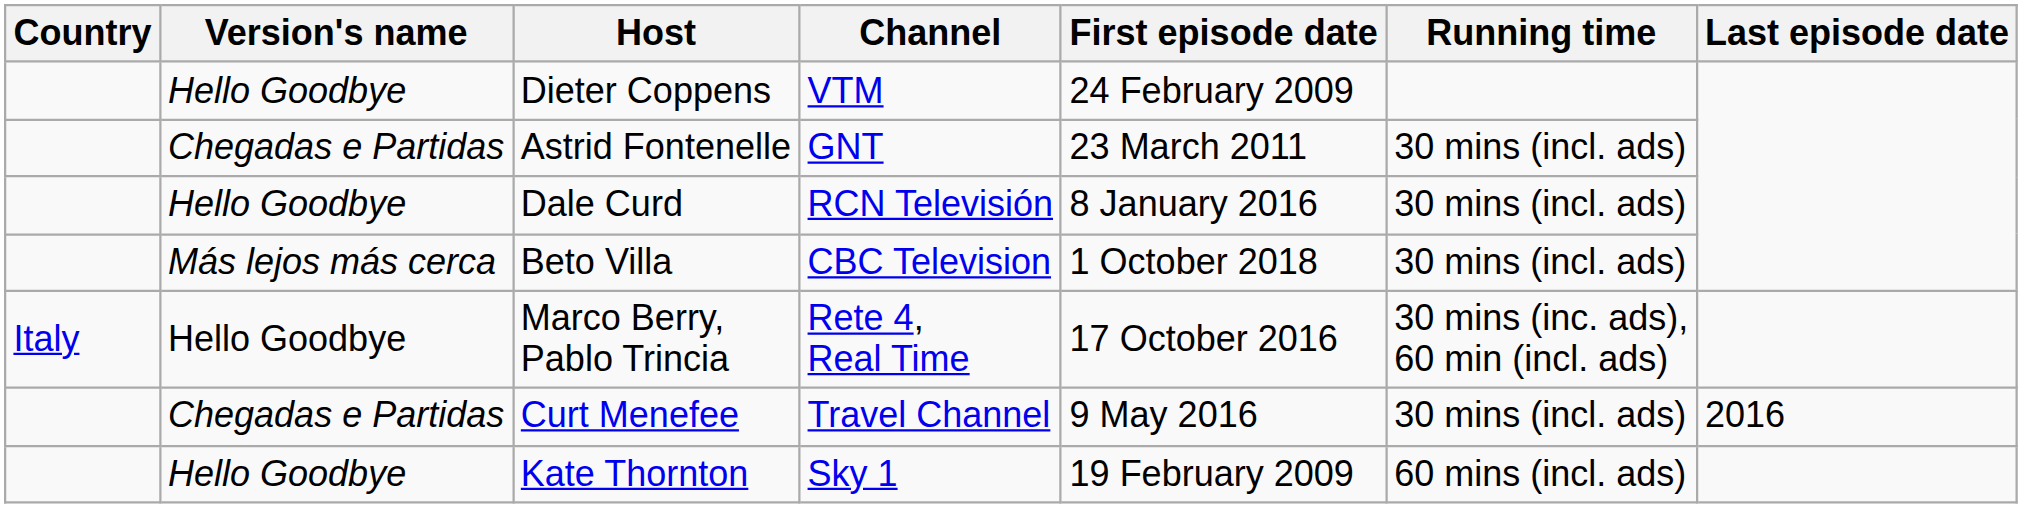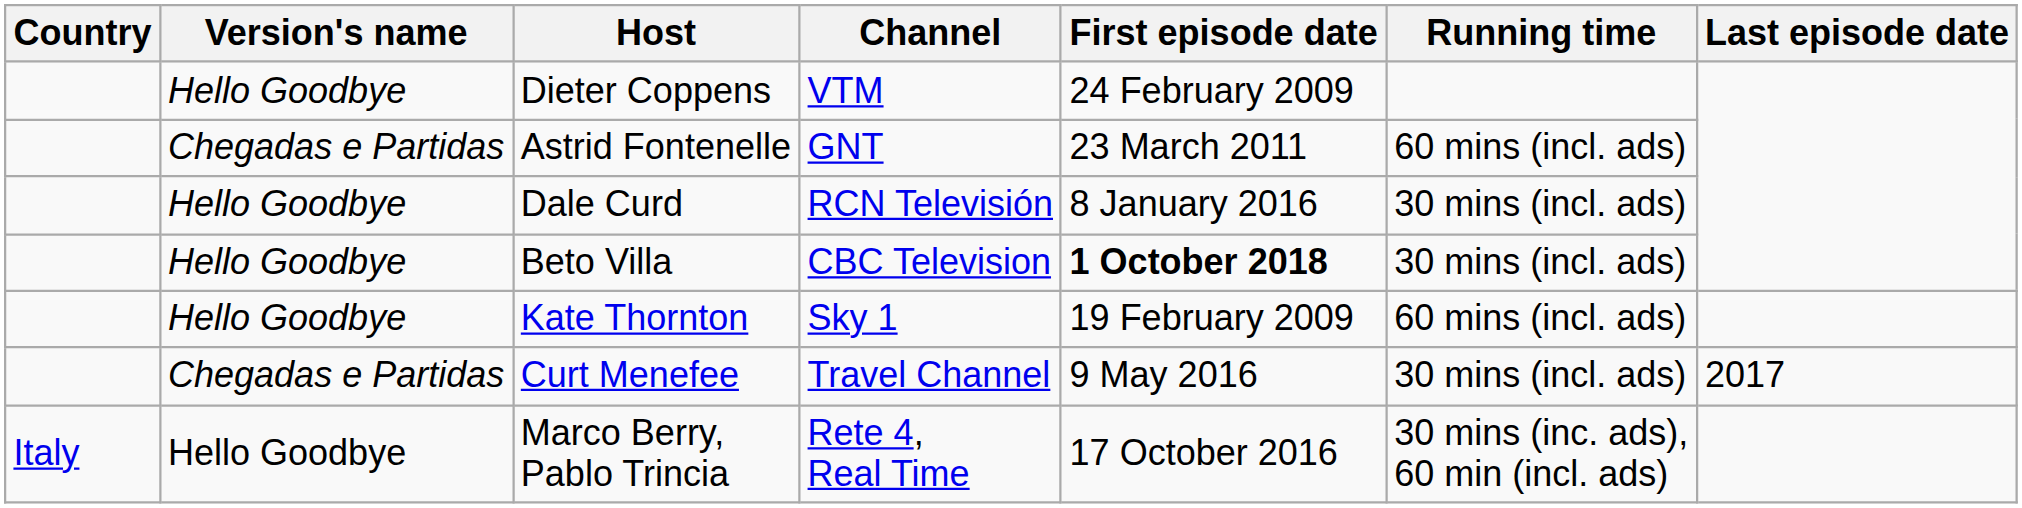(1540, 147) 30 mins (incl. ads) -> (1540, 147) 60 mins (incl. ads)
(332, 261) Más lejos más cerca -> (287, 261) Hello Goodbye
(1194, 261) normal -> (1199, 261) bold
rows swapped: (635, 473) <-> (625, 338)
(1745, 416) 2016 -> (1745, 375) 2017
